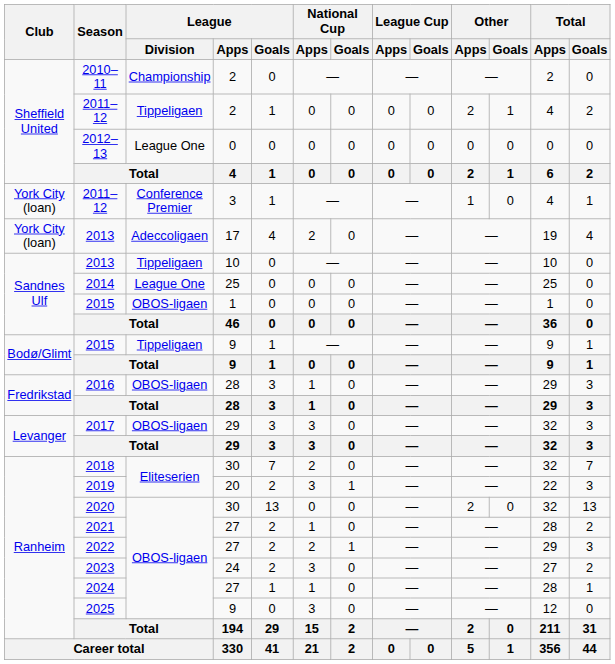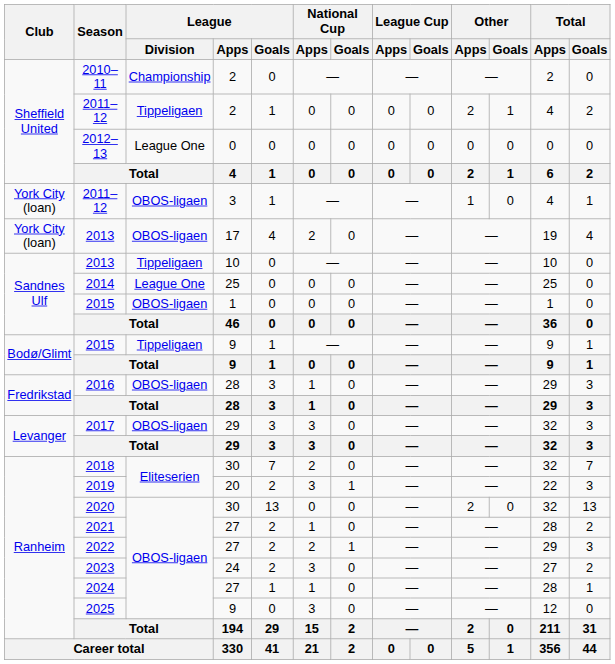(170, 201) Conference Premier -> (170, 201) OBOS-ligaen
(170, 235) Adeccoligaen -> (170, 235) OBOS-ligaen
